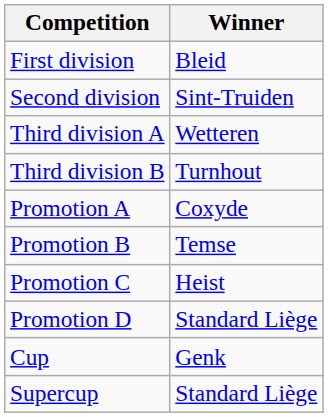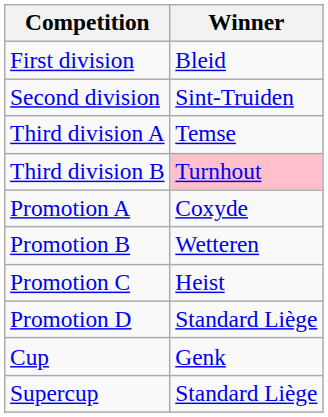(217, 134) Wetteren -> (206, 134) Temse
(218, 171) no background -> (218, 171) pink background
(206, 245) Temse -> (217, 245) Wetteren
